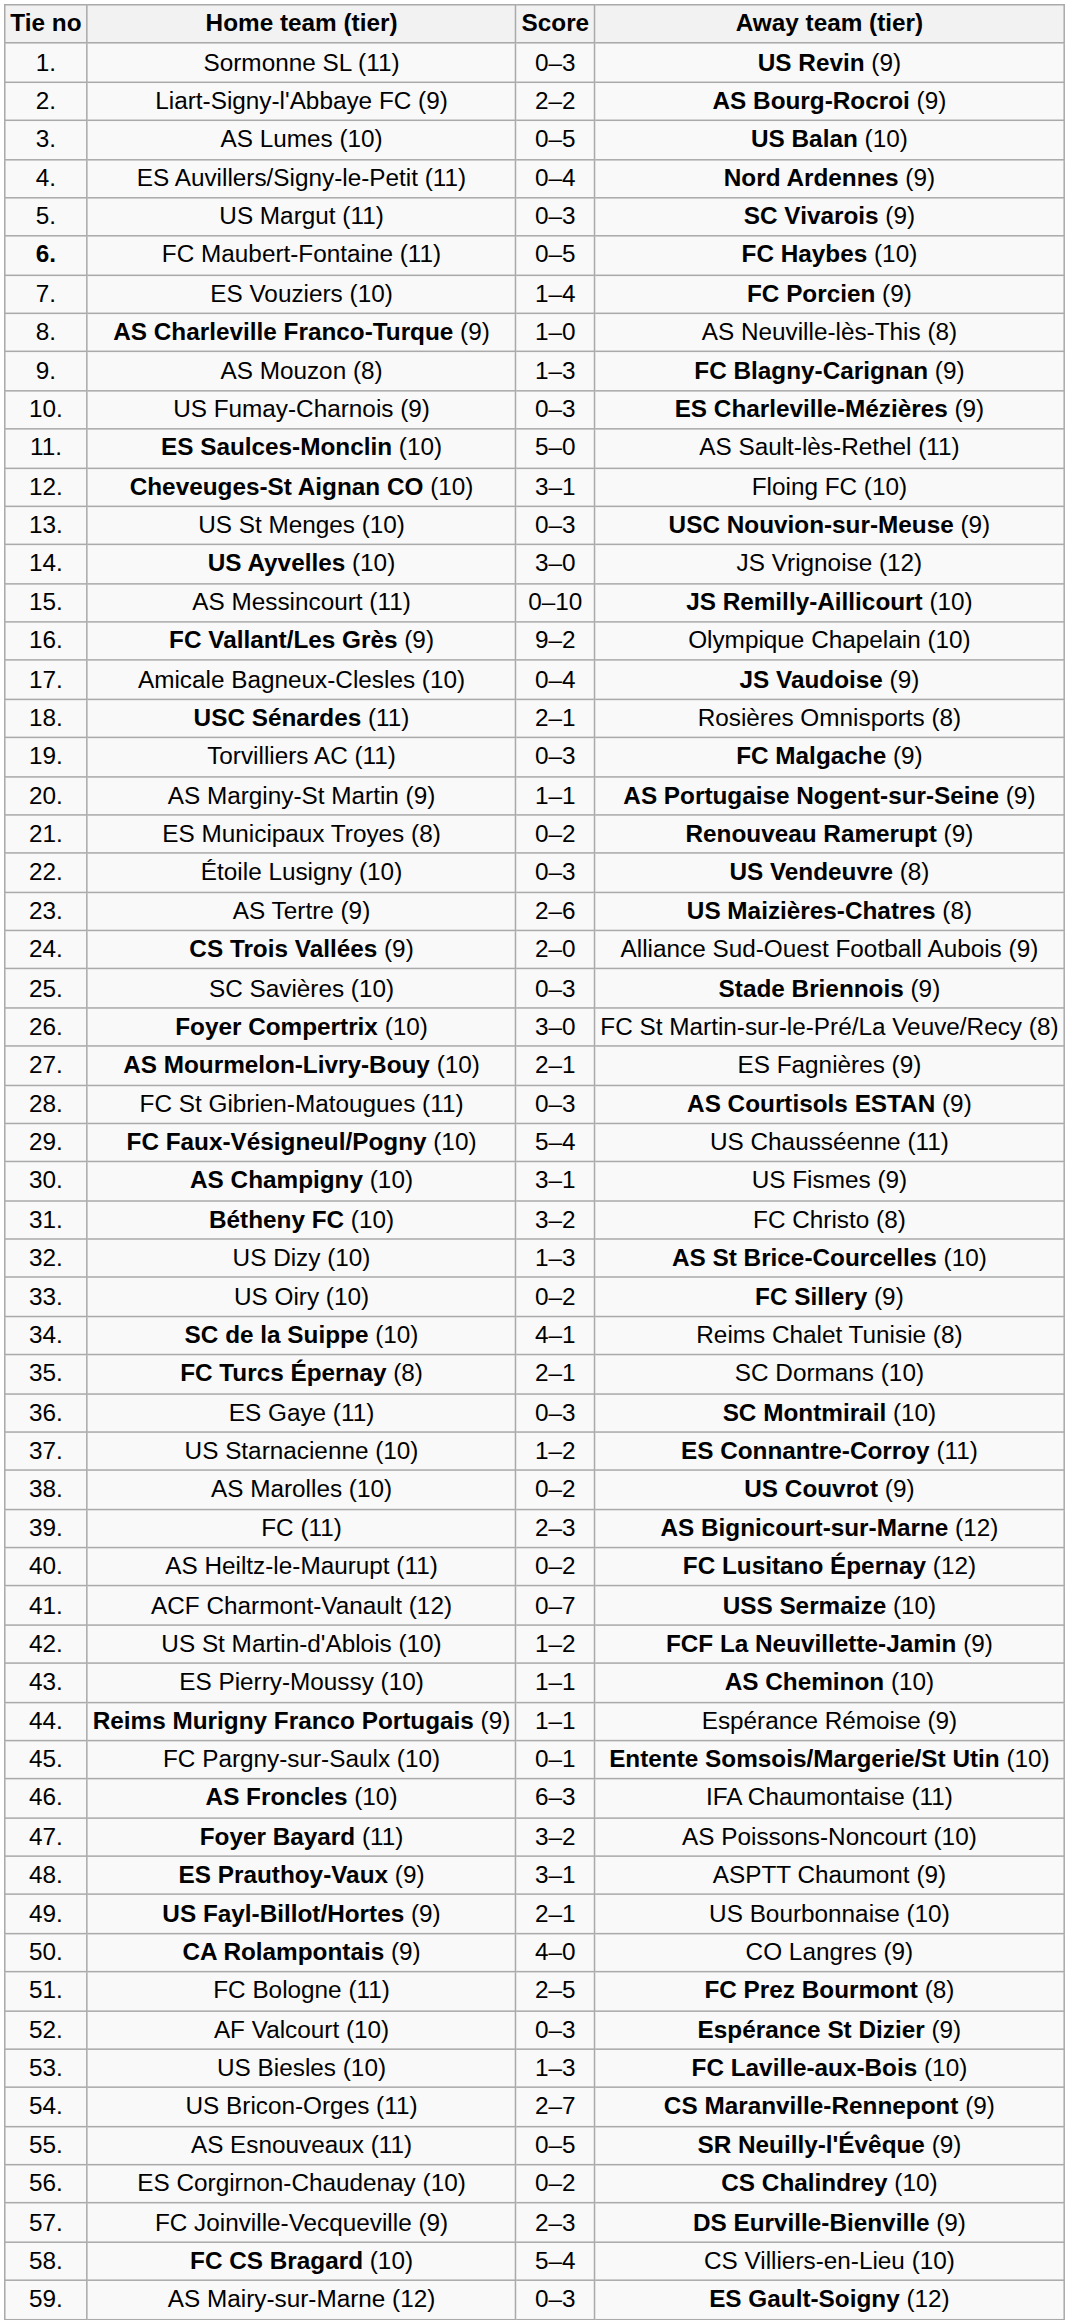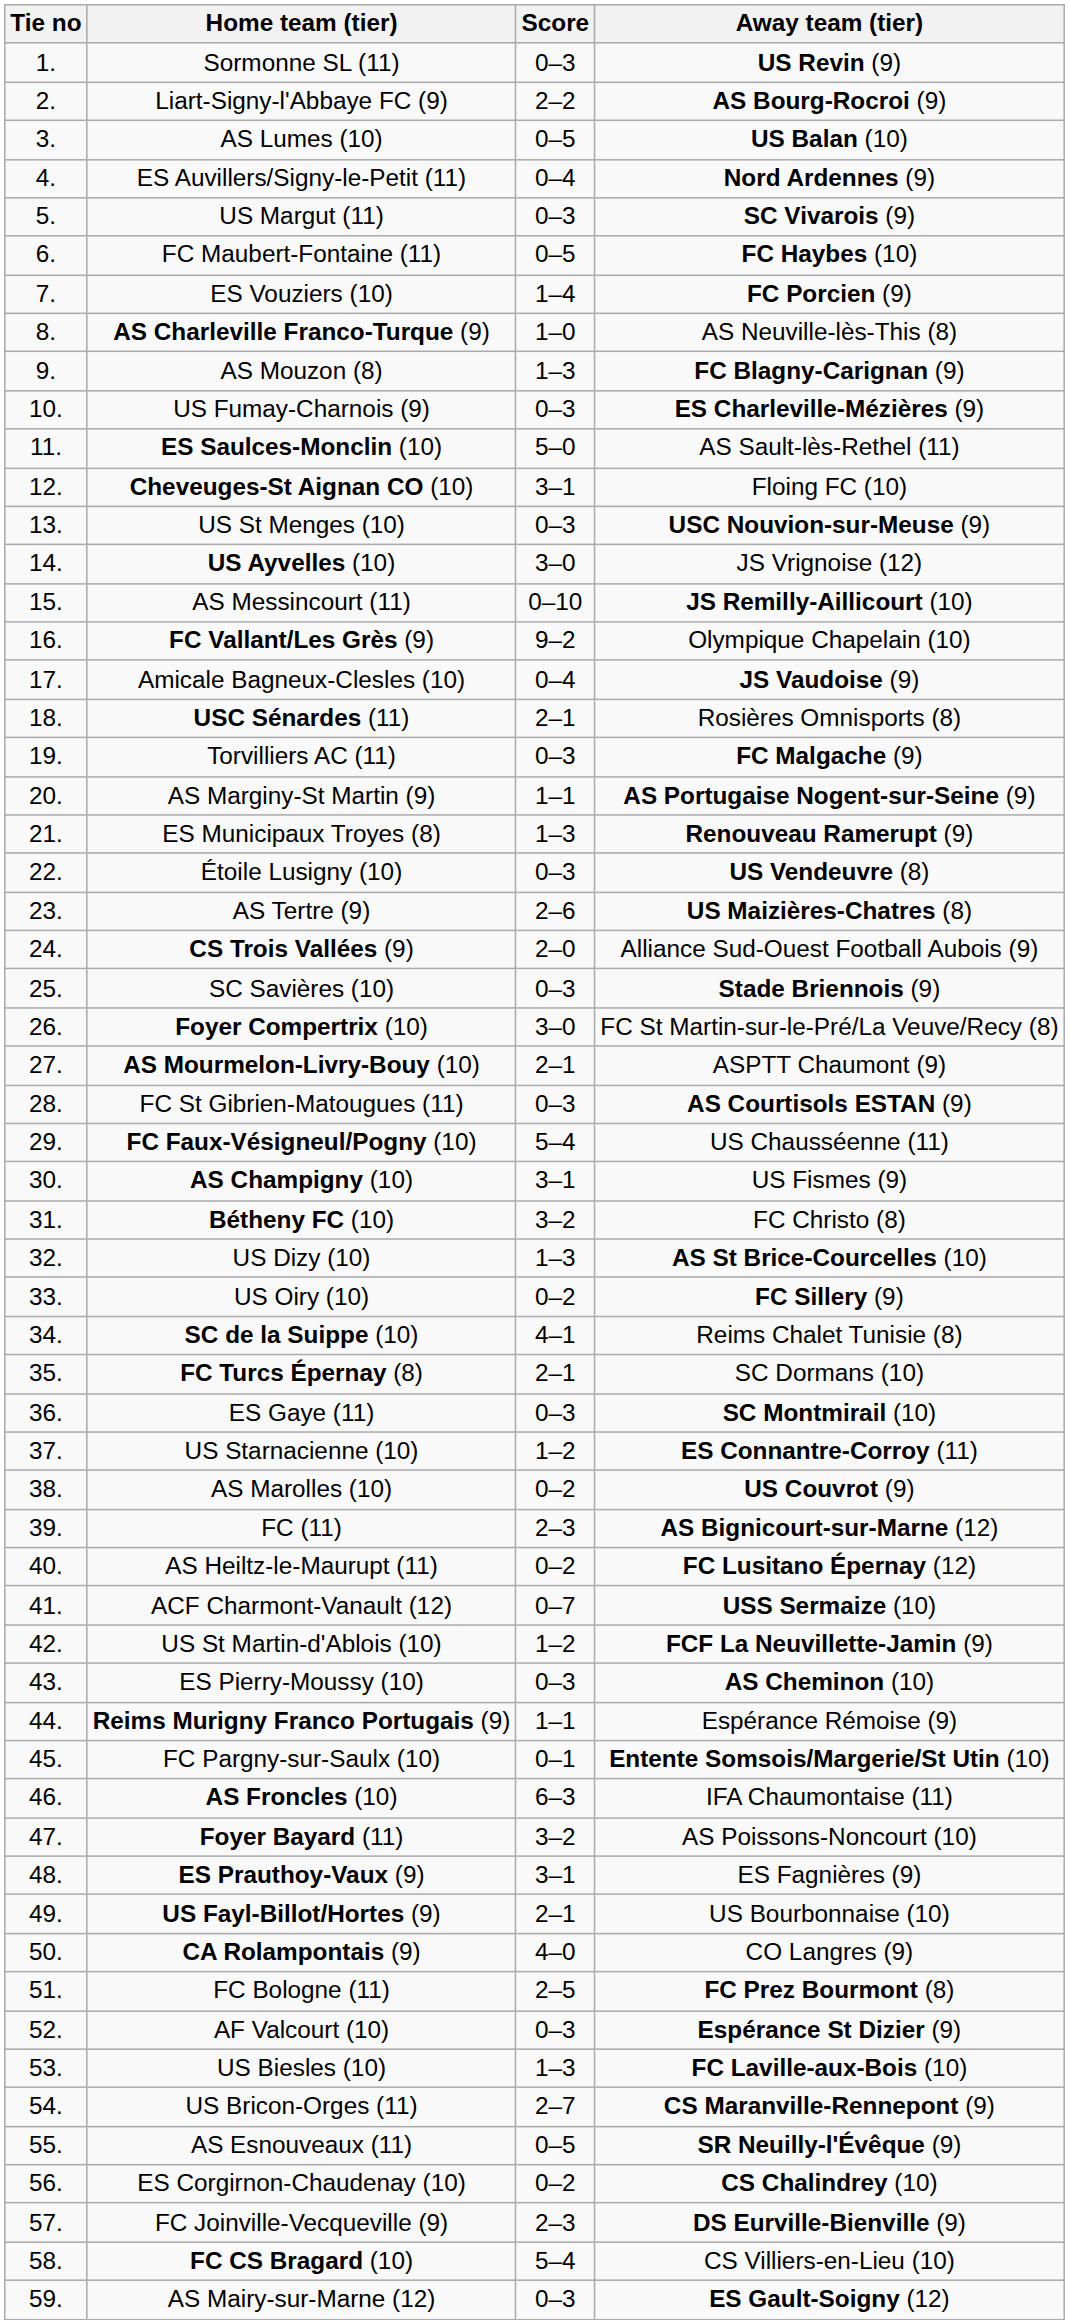(46, 255) bold -> (46, 255) normal
(555, 833) 0–2 -> (555, 833) 1–3
(829, 1065) ES Fagnières (9) -> (829, 1065) ASPTT Chaumont (9)
(555, 1682) 1–1 -> (555, 1682) 0–3
(829, 1875) ASPTT Chaumont (9) -> (829, 1875) ES Fagnières (9)
